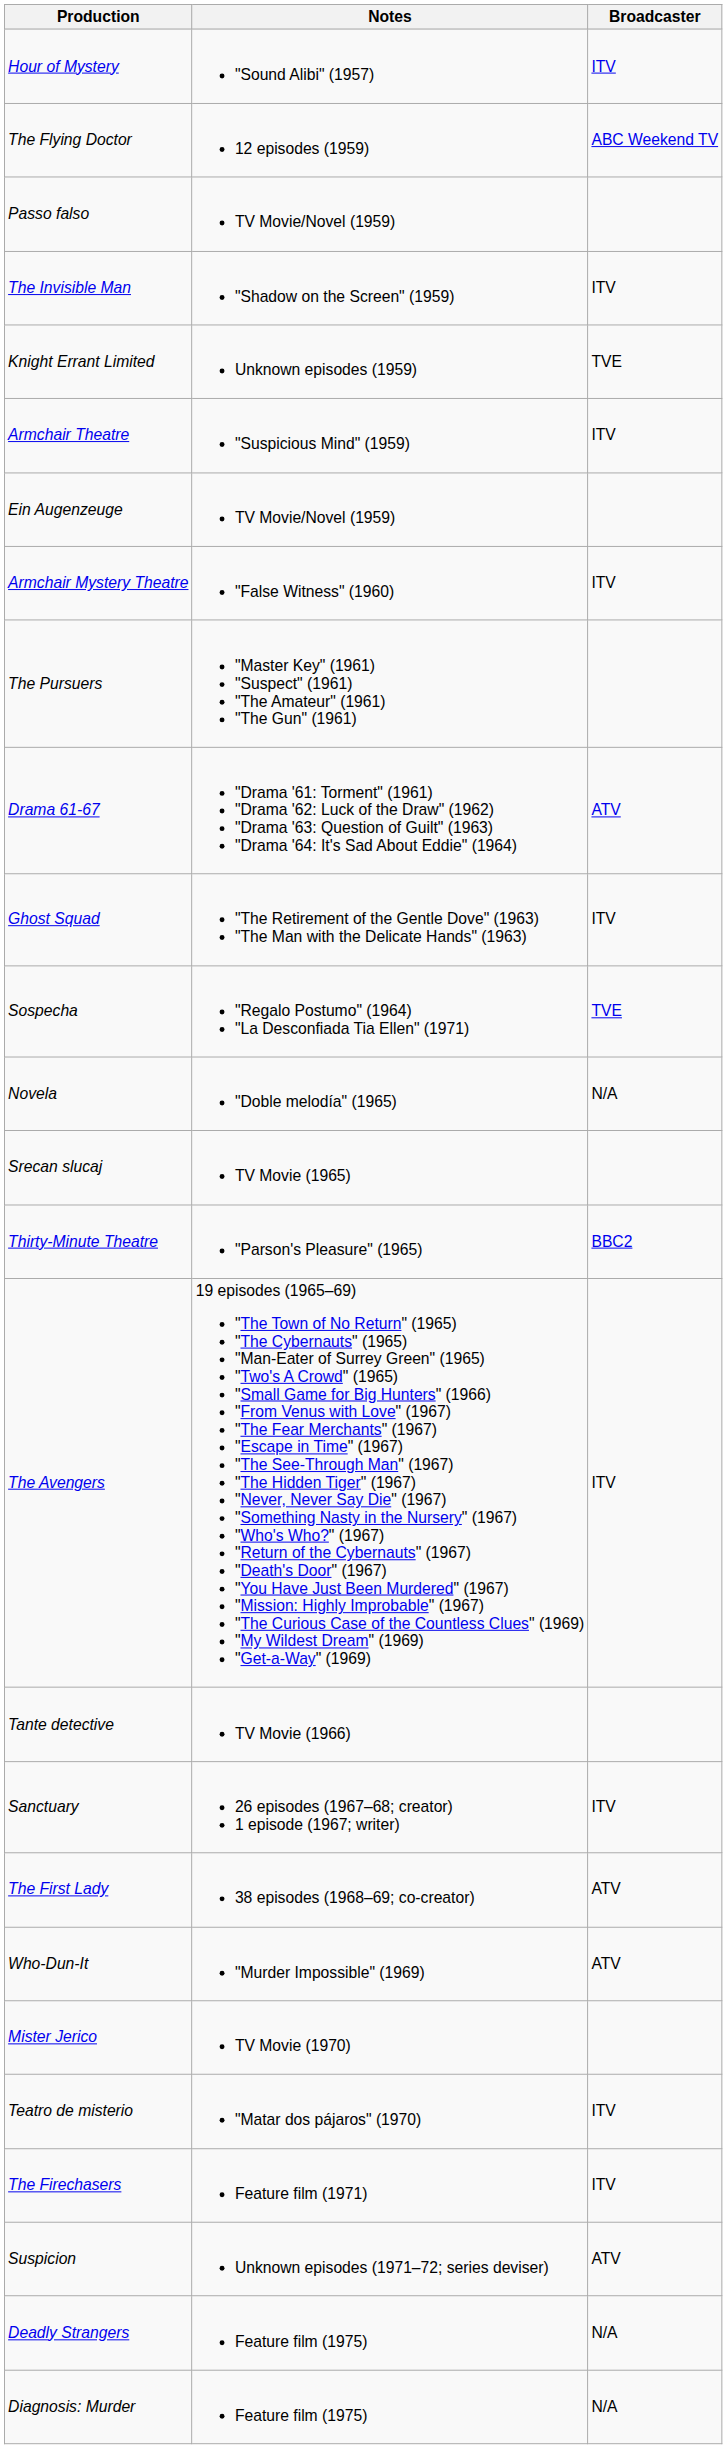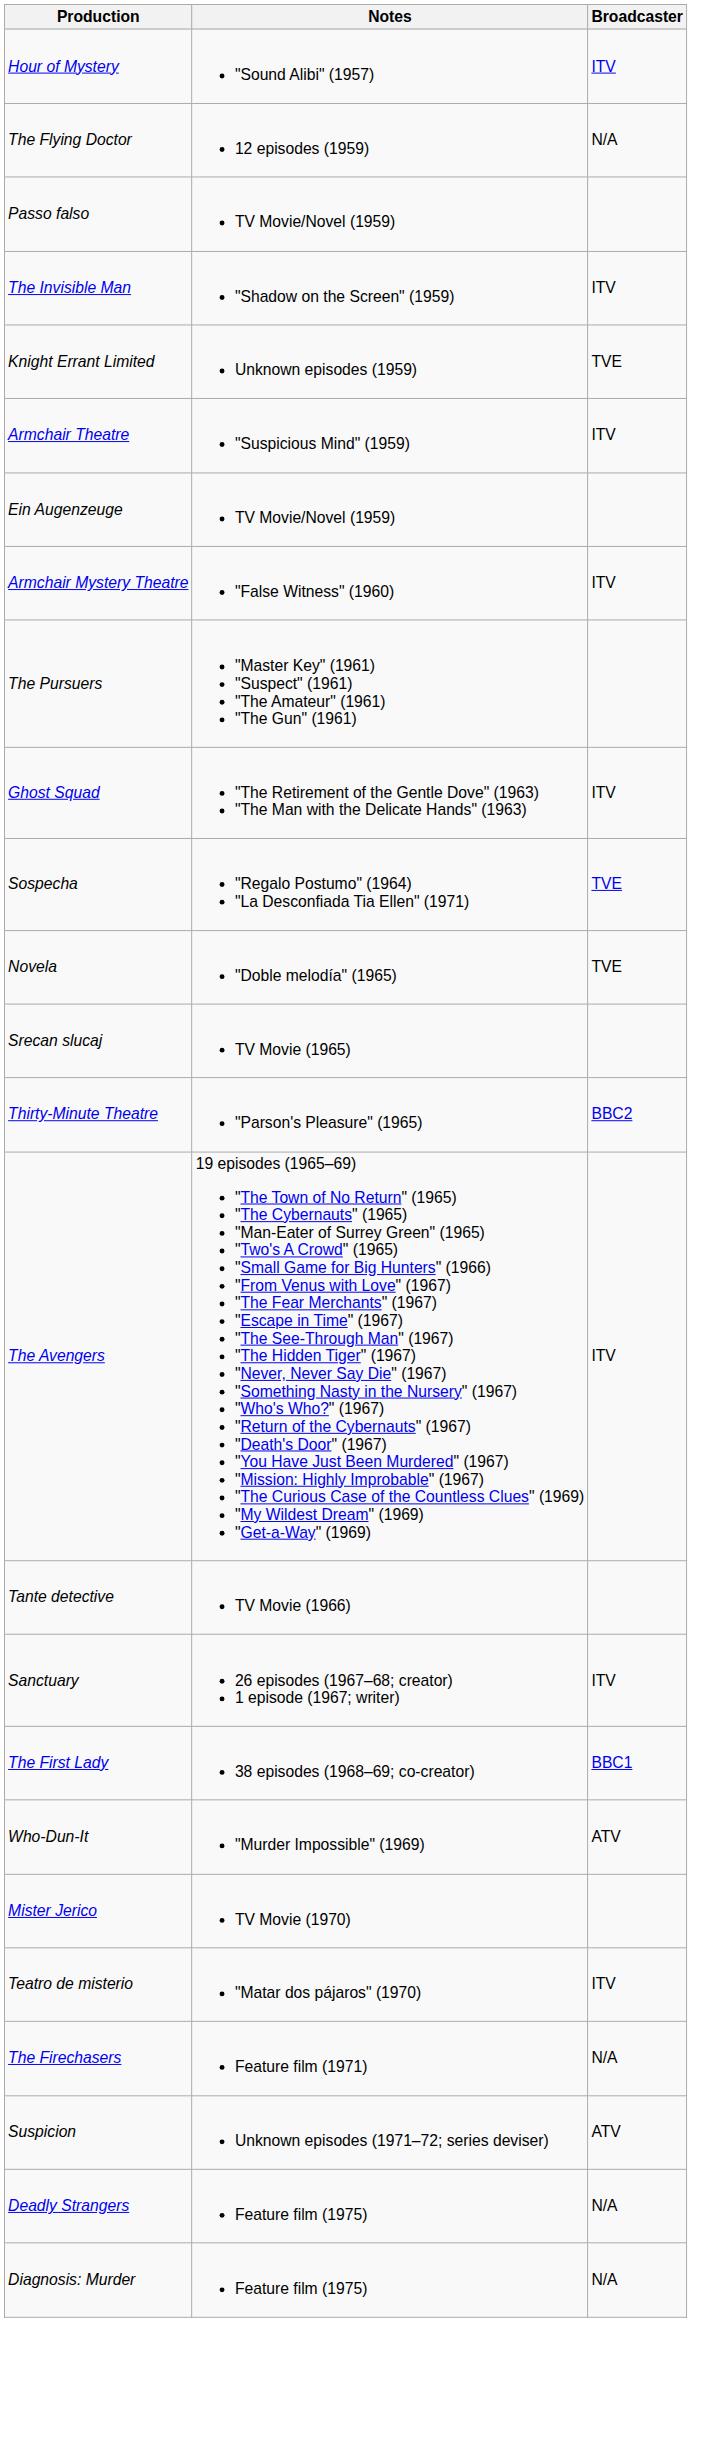(655, 140) ABC Weekend TV -> (605, 140) N/A
- row: (54, 810)
(605, 1093) N/A -> (607, 967) TVE
(606, 1889) ATV -> (612, 1763) BBC1
(604, 2185) ITV -> (605, 2058) N/A
